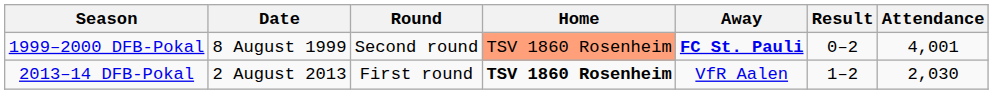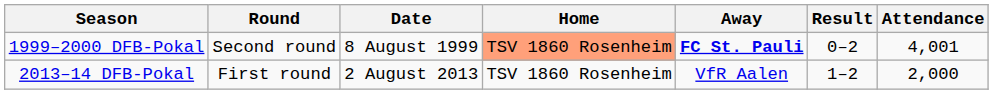columns swapped: (416, 19) <-> (280, 19)
(579, 75) bold -> (579, 75) normal
(933, 75) 2,030 -> (933, 75) 2,000
